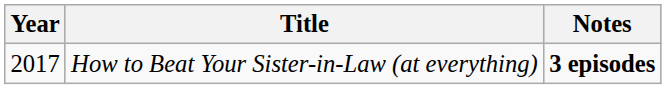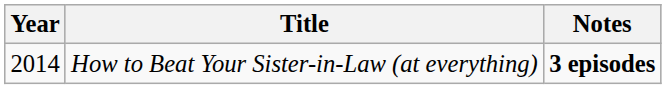(35, 63) 2017 -> (35, 63) 2014
